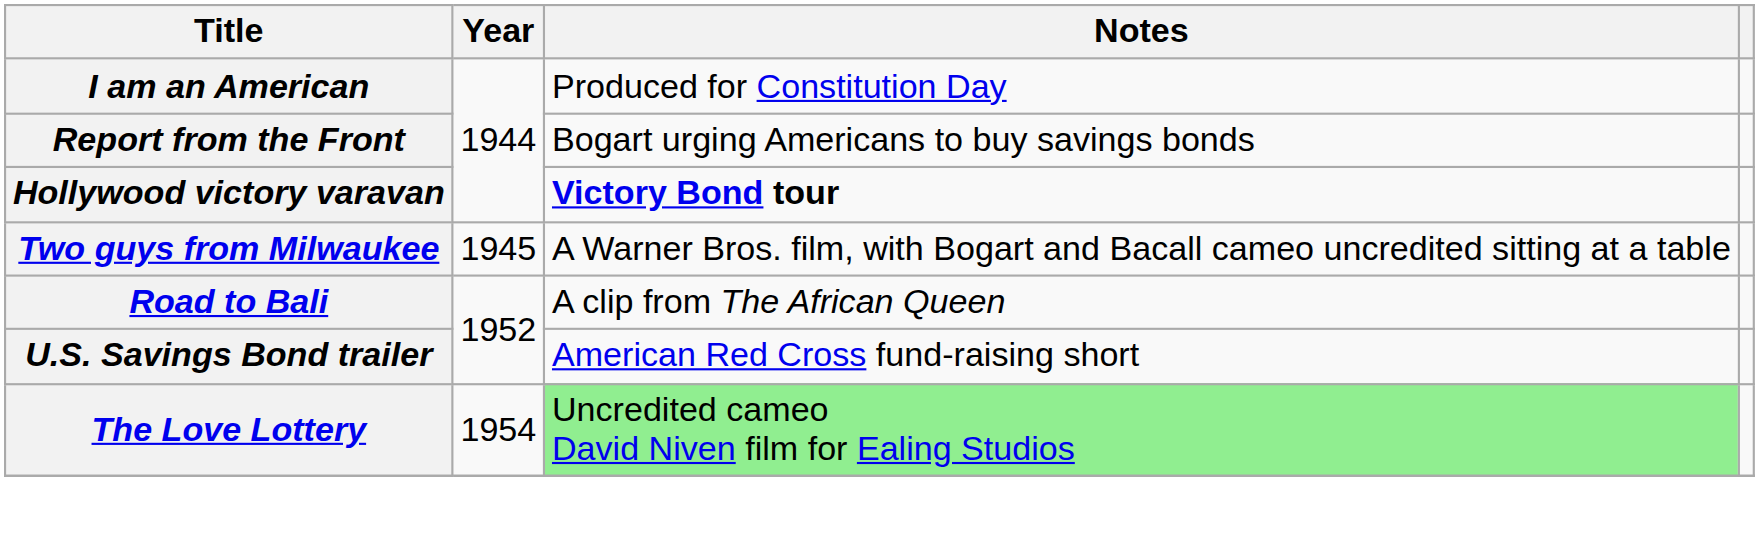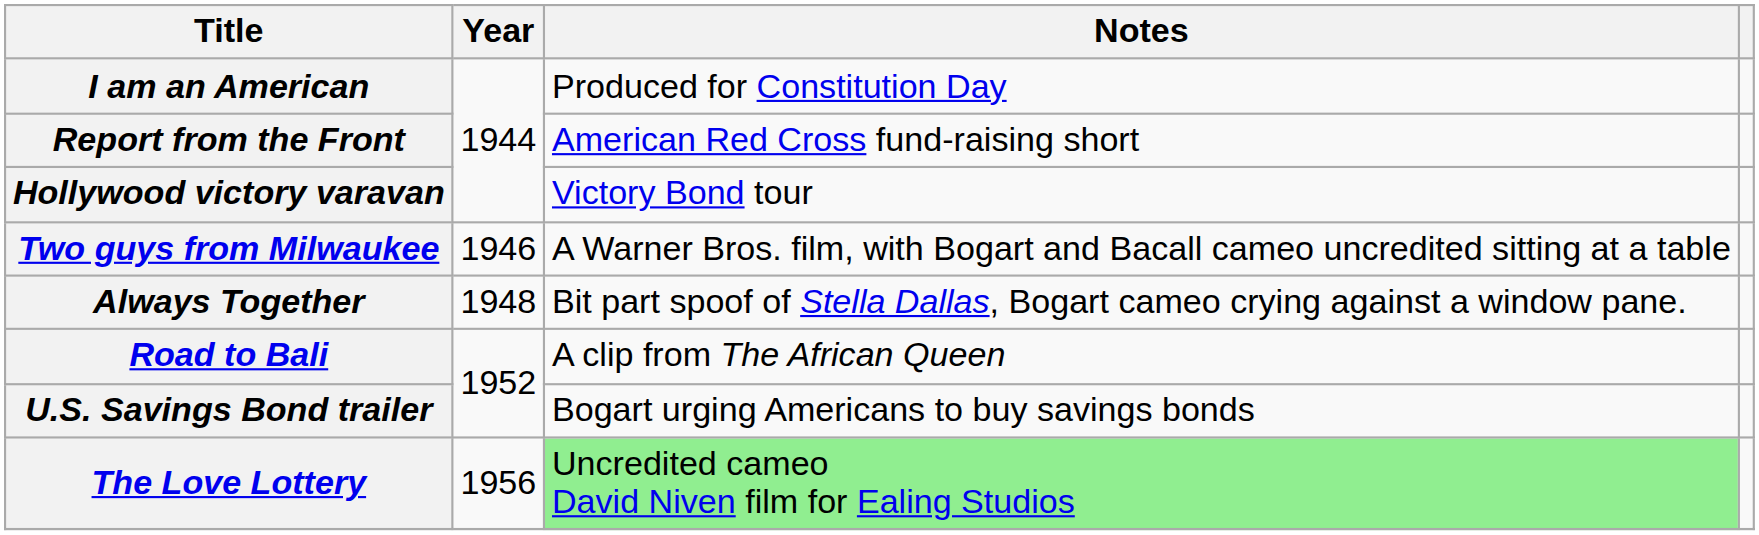(903, 139) Bogart urging Americans to buy savings bonds -> (846, 139) American Red Cross fund-raising short
(696, 193) bold -> (682, 193) normal
(498, 247) 1945 -> (498, 247) 1946
+ row: (229, 301)
(846, 355) American Red Cross fund-raising short -> (903, 409) Bogart urging Americans to buy savings bonds
(498, 429) 1954 -> (498, 483) 1956
